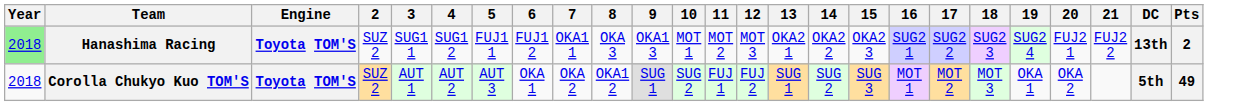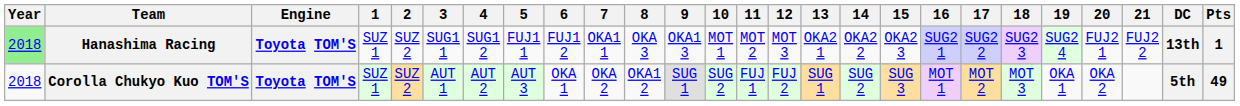+ column: (375, 16)
(1187, 45) 2 -> (1219, 45) 1
